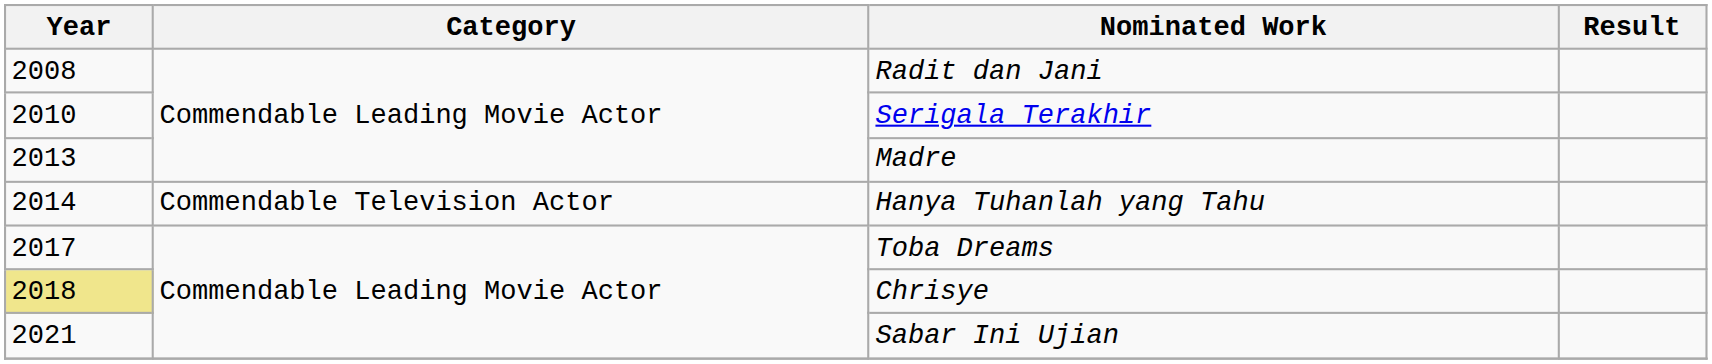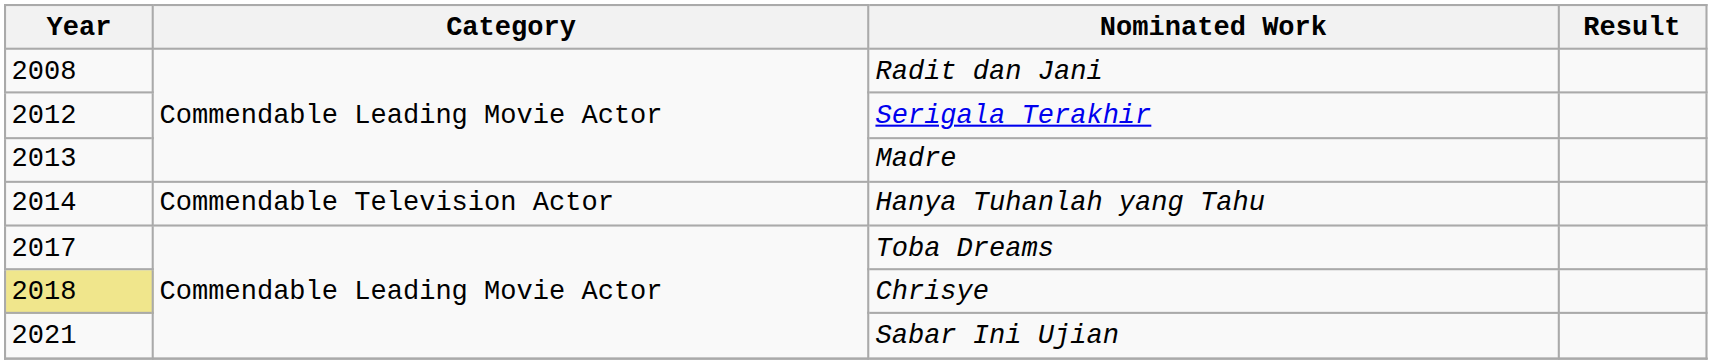(44, 115) 2010 -> (44, 115) 2012
